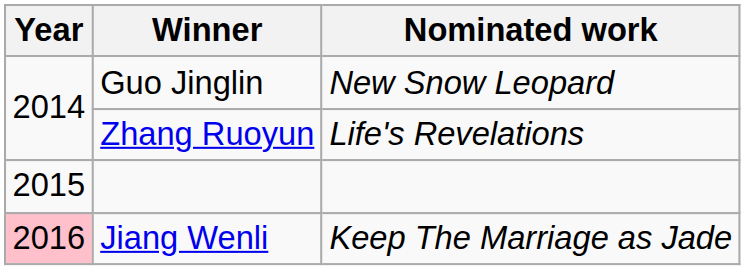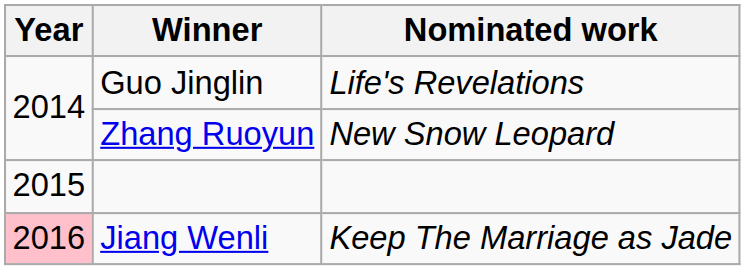(472, 82) New Snow Leopard -> (457, 82) Life's Revelations
(457, 133) Life's Revelations -> (472, 133) New Snow Leopard
